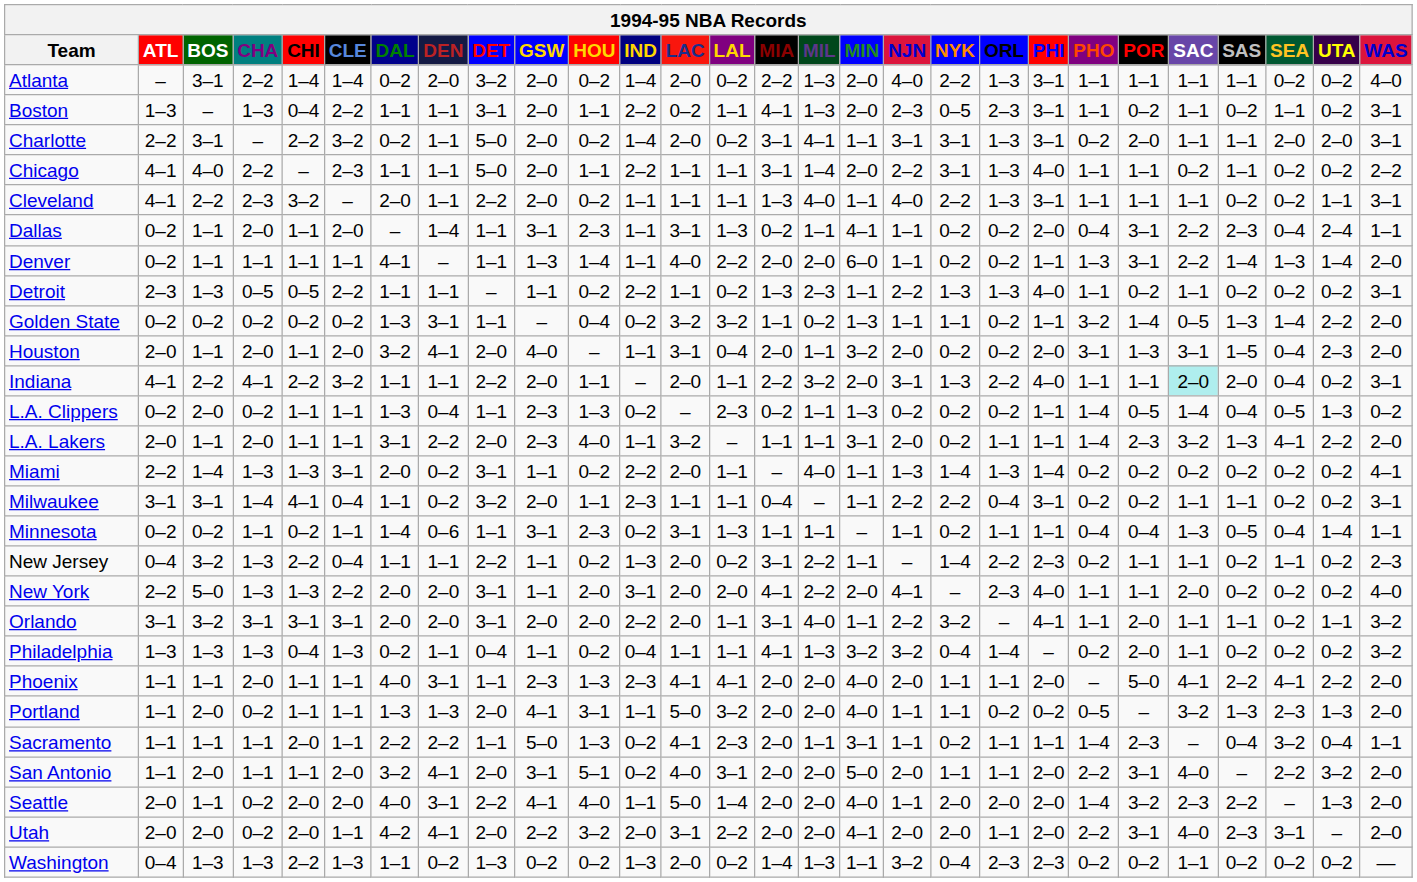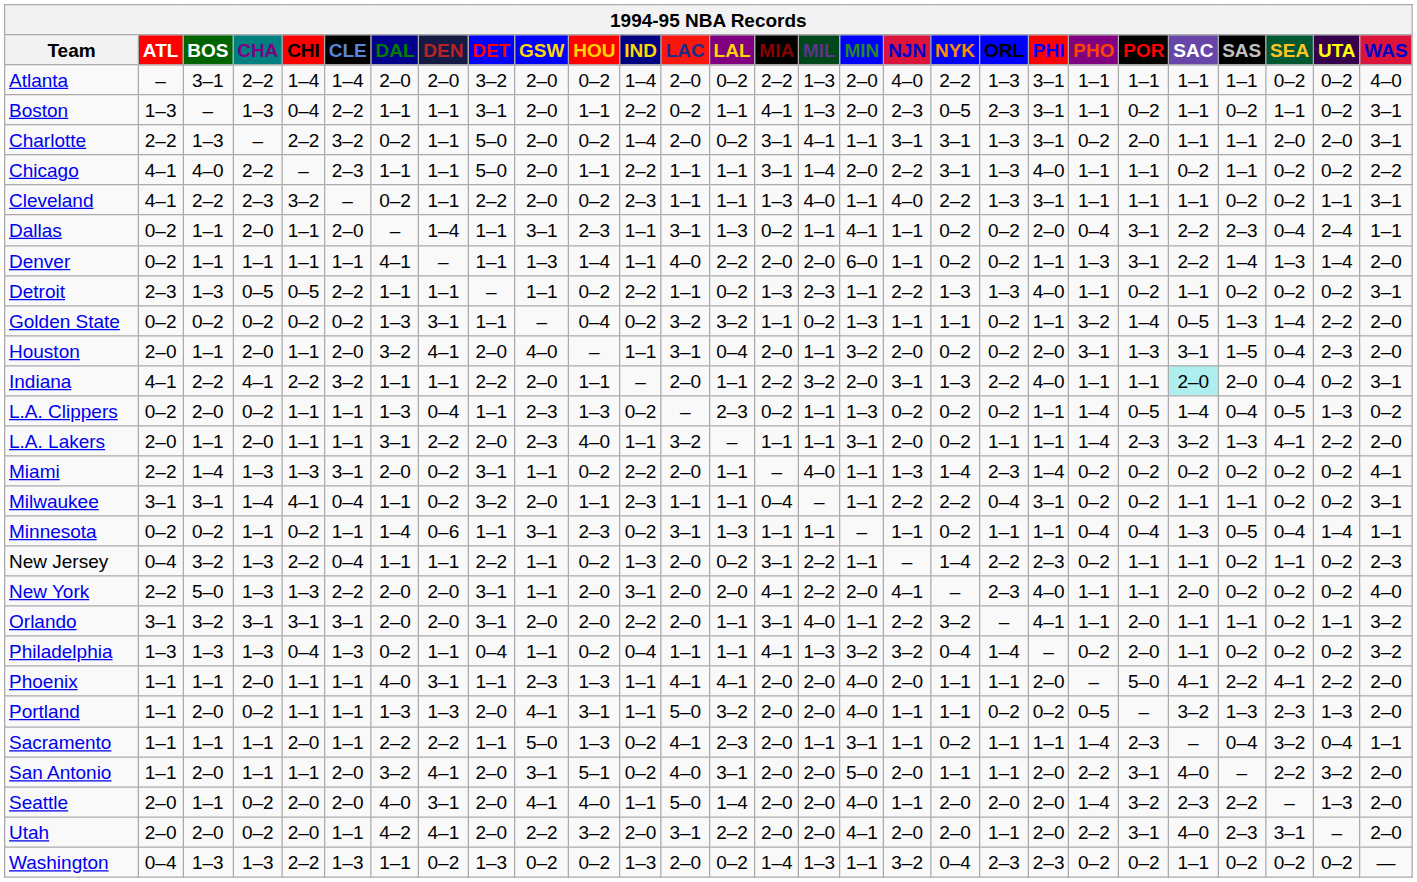(395, 80) 0–2 -> (395, 80) 2–0
(208, 140) 3–1 -> (208, 140) 1–3
(395, 200) 2–0 -> (395, 200) 0–2
(641, 200) 1–1 -> (641, 200) 2–3
(1004, 471) 1–3 -> (1004, 471) 2–3
(641, 682) 2–3 -> (641, 682) 1–1
(491, 802) 2–2 -> (491, 802) 2–0
